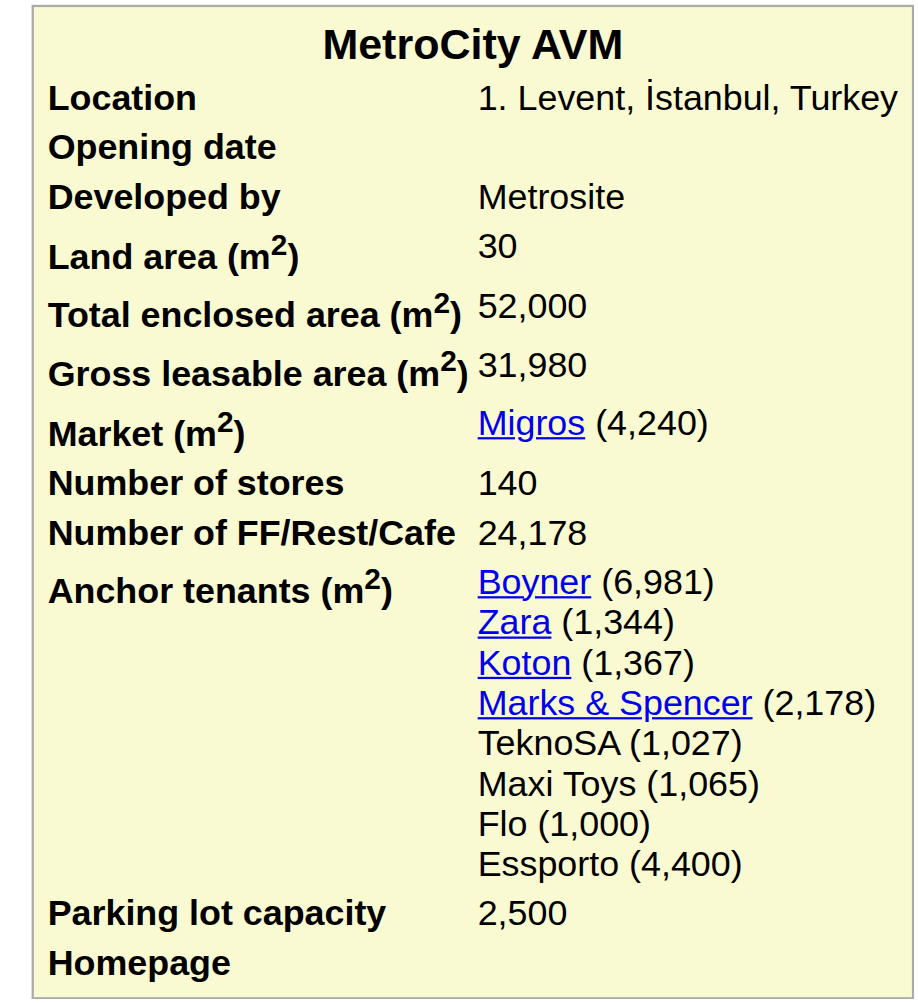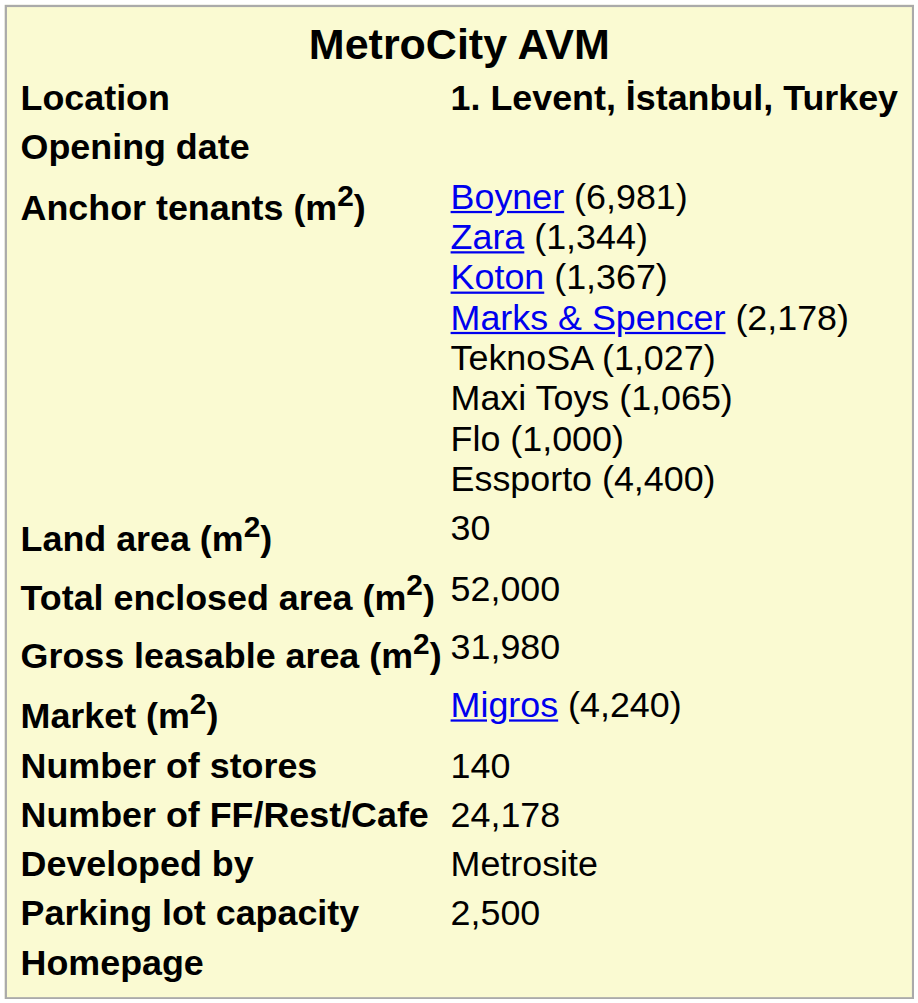(688, 98) normal -> (674, 98) bold
rows swapped: (164, 197) <-> (220, 585)
